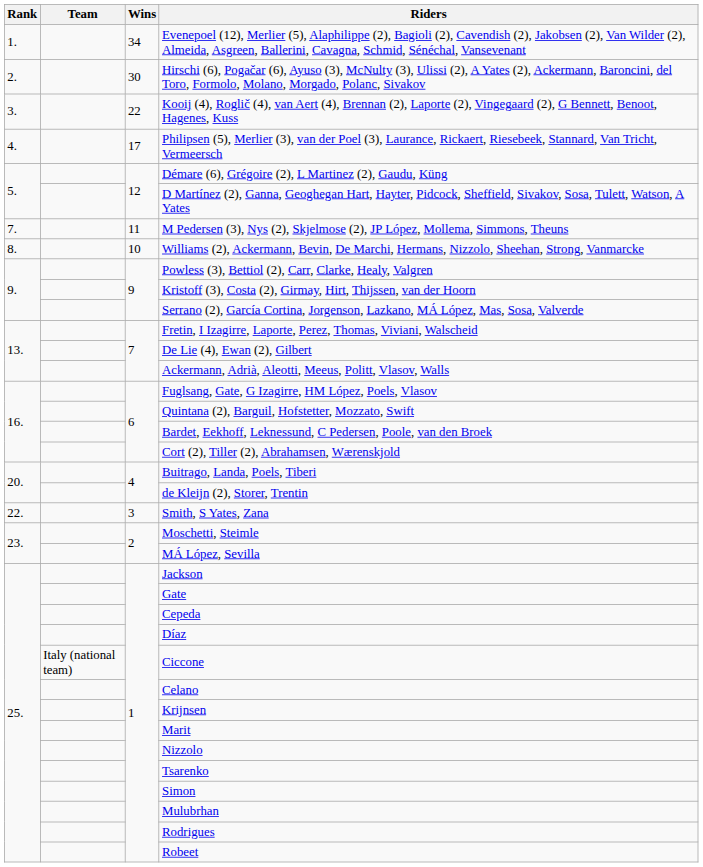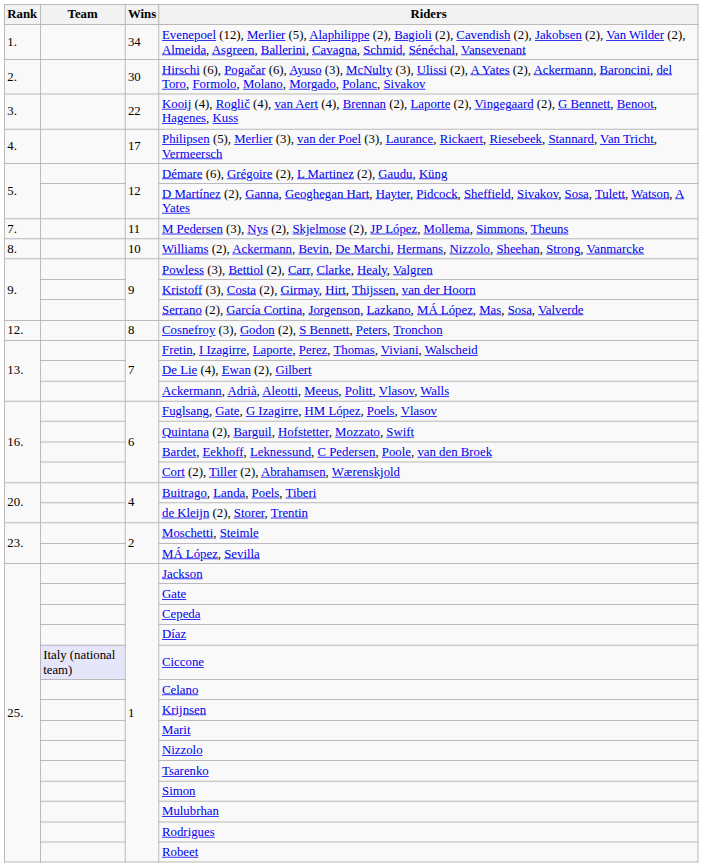+ row: (302, 330)
- row: (215, 512)
(79, 662) no background -> (79, 662) lavender background
